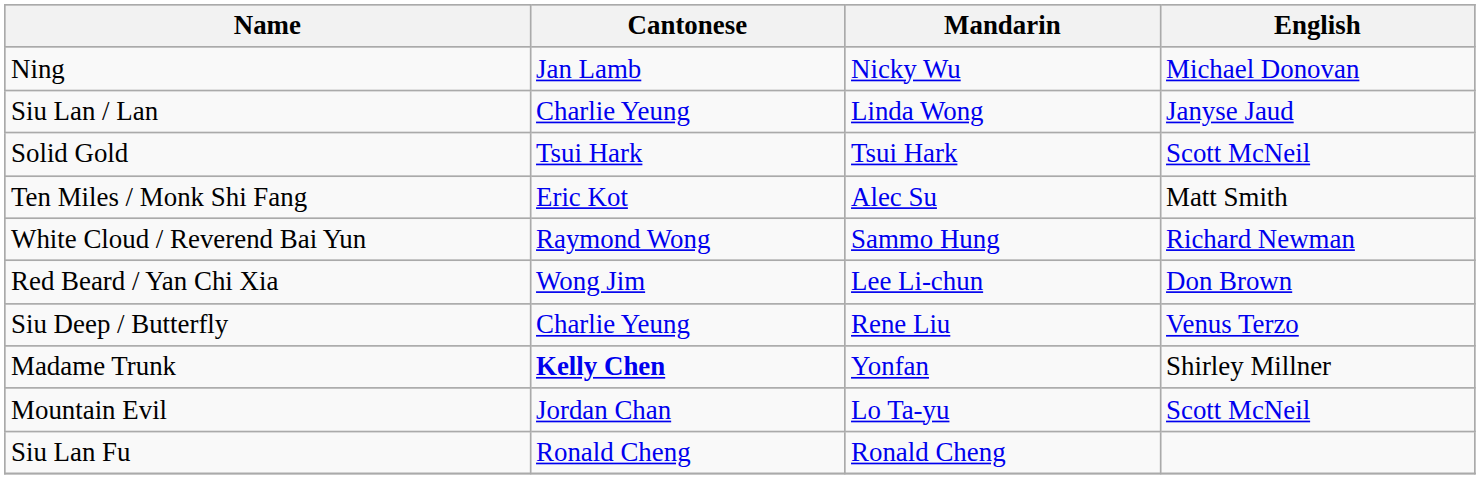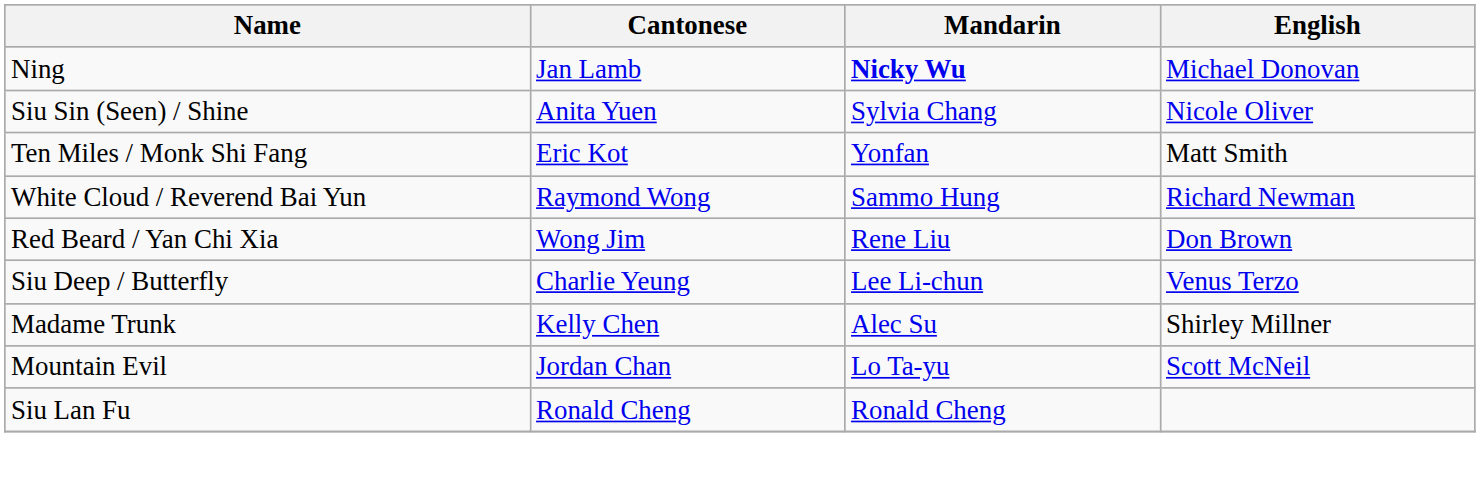(906, 68) normal -> (908, 68) bold
+ row: (130, 111)
- row: (85, 111)
- row: (70, 153)
(894, 196) Alec Su -> (890, 153) Yonfan
(917, 281) Lee Li-chun -> (901, 238) Rene Liu
(901, 324) Rene Liu -> (917, 281) Lee Li-chun
(601, 366) bold -> (598, 324) normal
(890, 366) Yonfan -> (894, 324) Alec Su
